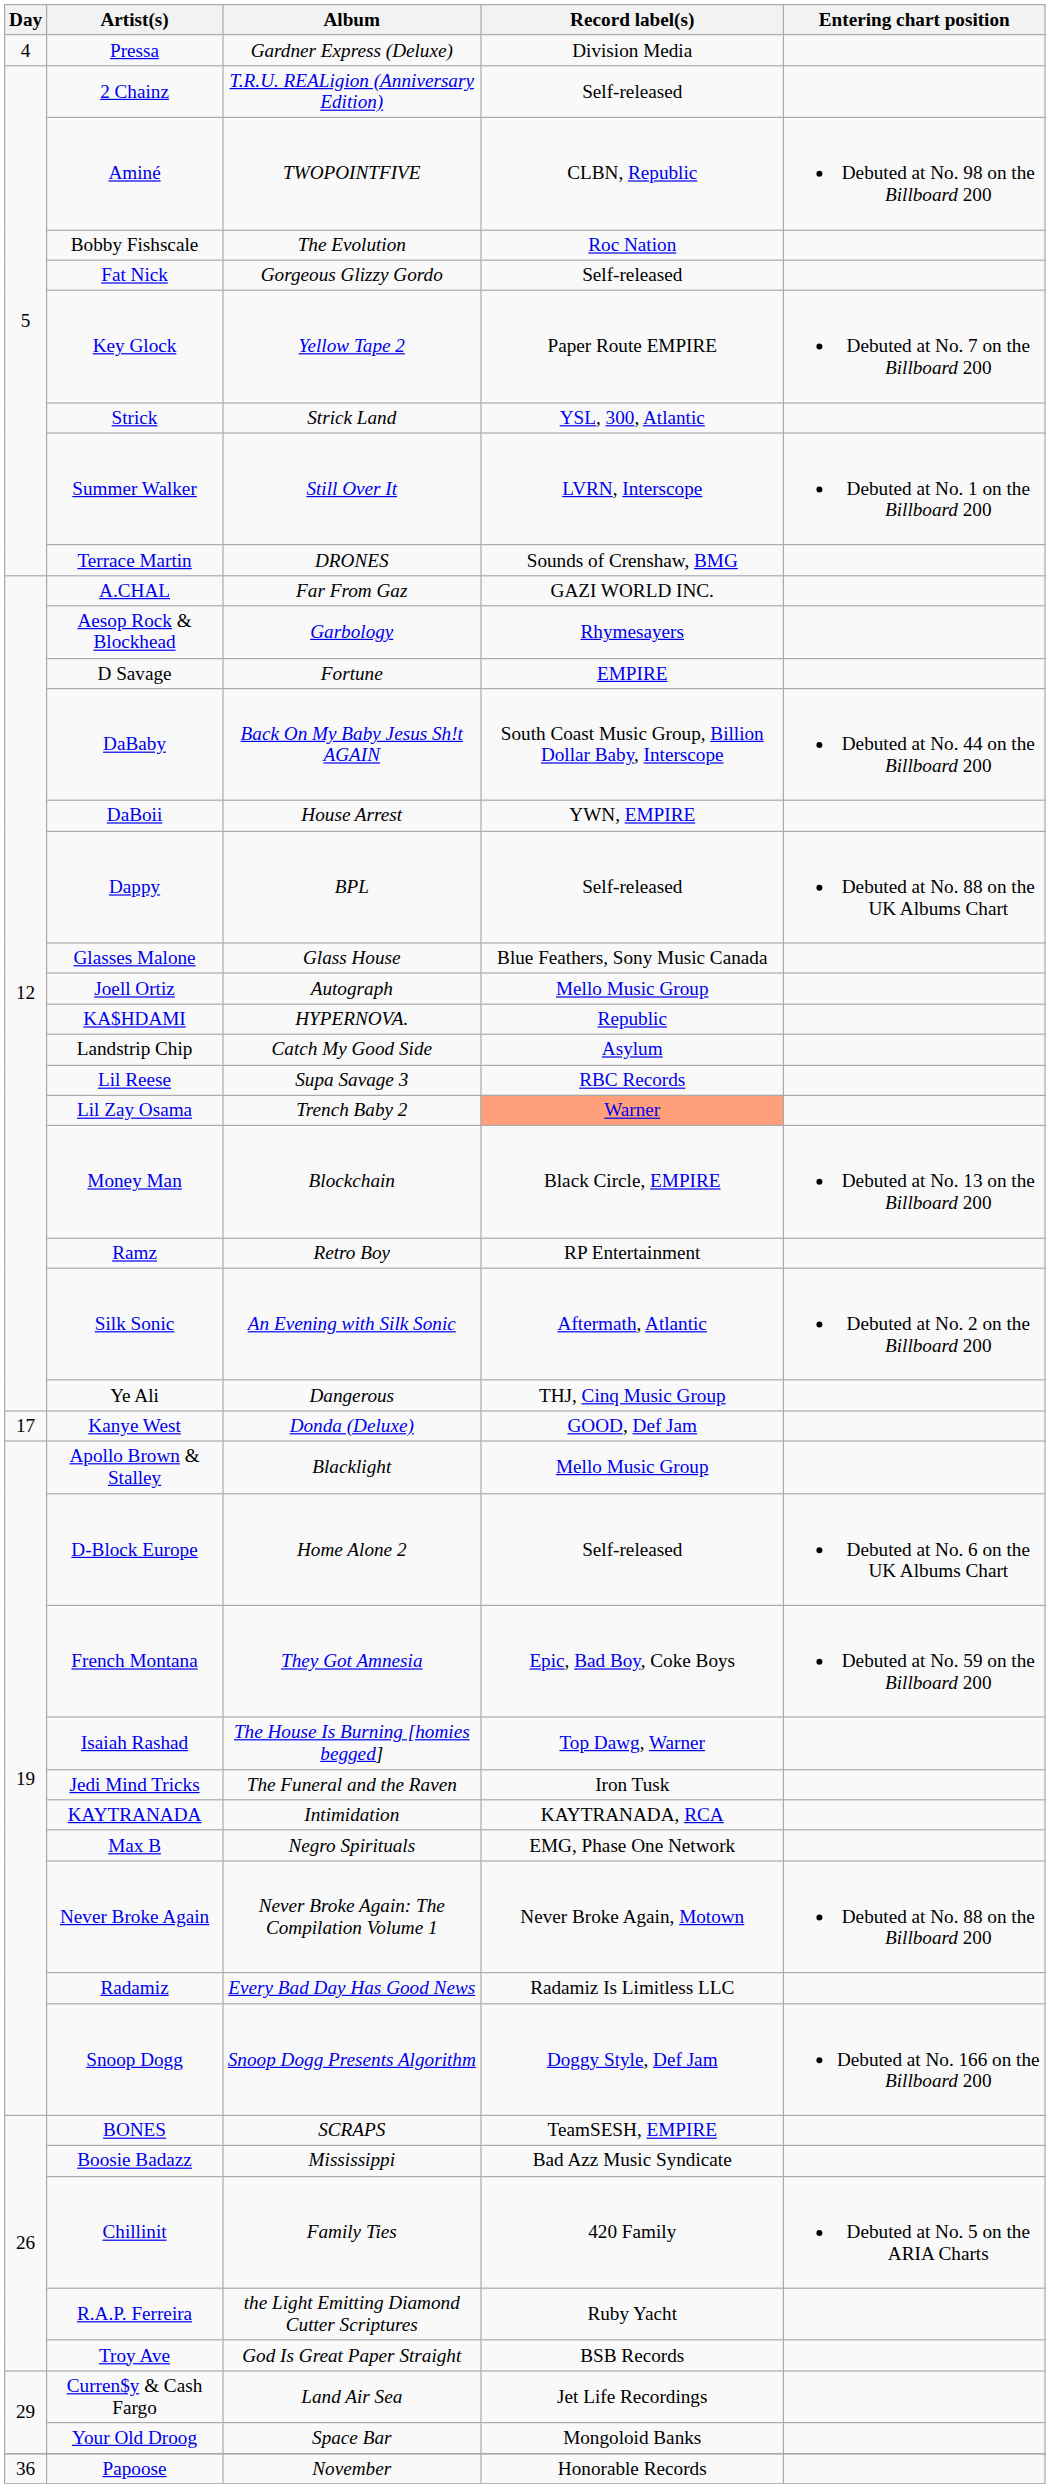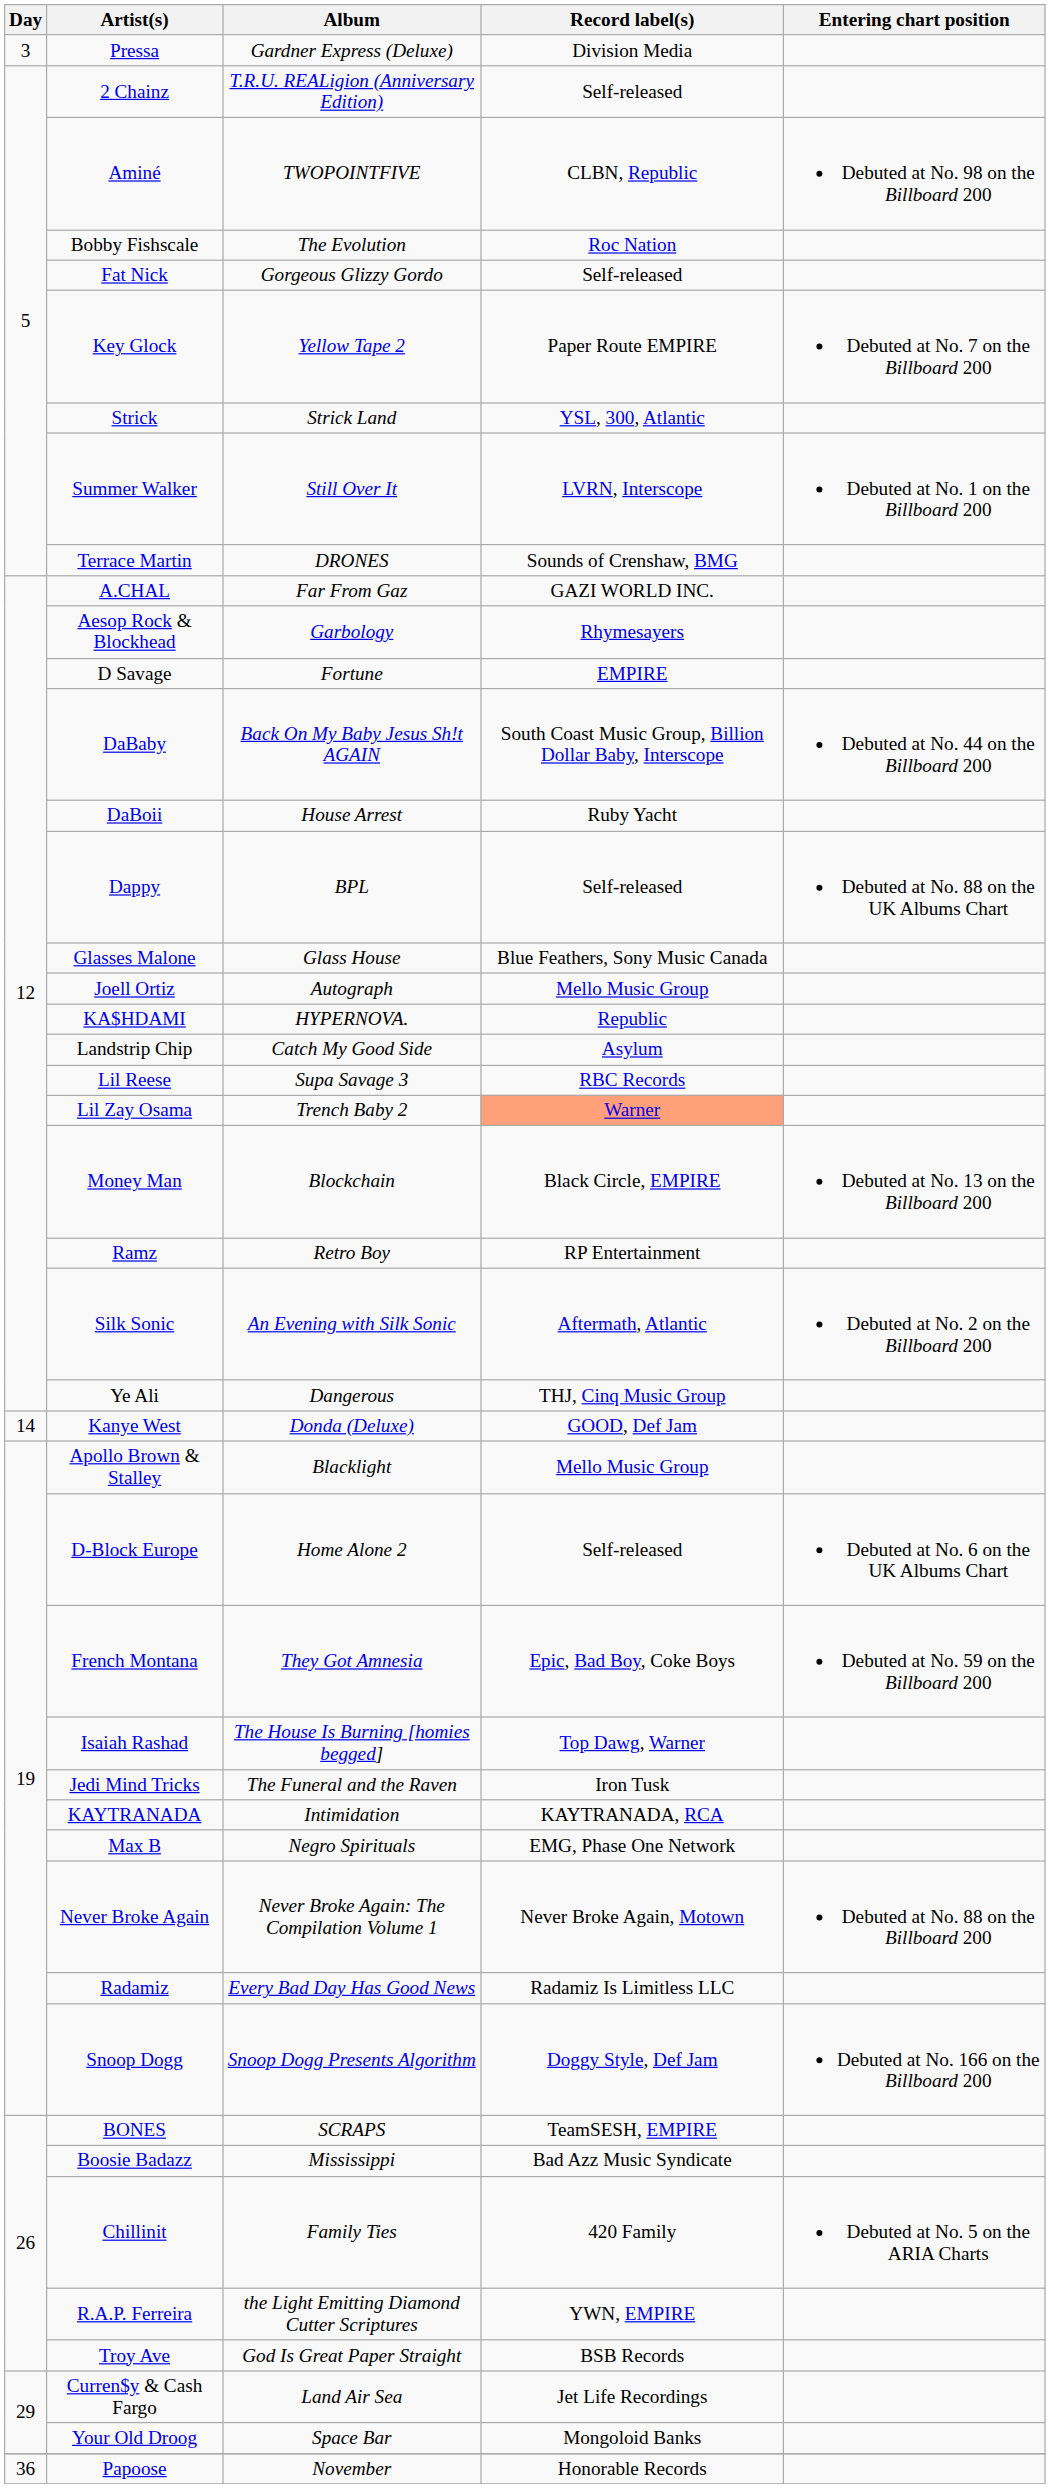(26, 50) 4 -> (26, 50) 3
(632, 815) YWN, EMPIRE -> (632, 815) Ruby Yacht
(26, 1425) 17 -> (26, 1425) 14
(632, 2314) Ruby Yacht -> (632, 2314) YWN, EMPIRE
